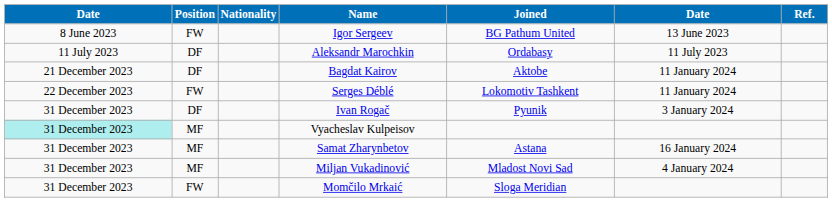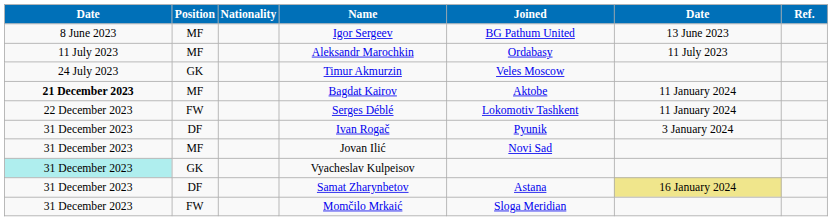(195, 33) FW -> (195, 33) MF
(195, 52) DF -> (195, 52) MF
+ row: (363, 72)
(88, 72) normal -> (88, 91) bold
(195, 72) DF -> (195, 91) MF
+ row: (363, 149)
(195, 129) MF -> (195, 168) GK
(195, 149) MF -> (195, 187) DF
(698, 149) no background -> (698, 187) khaki background
- row: (363, 168)
